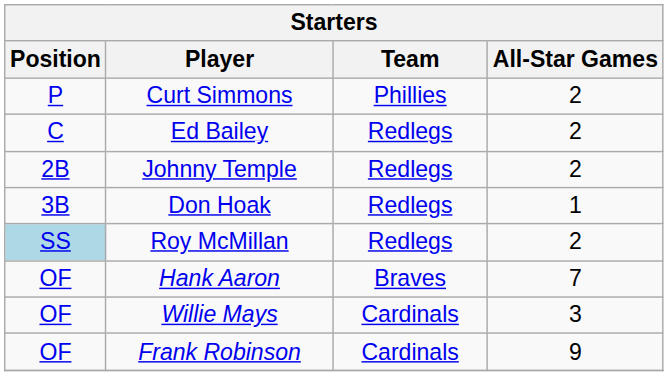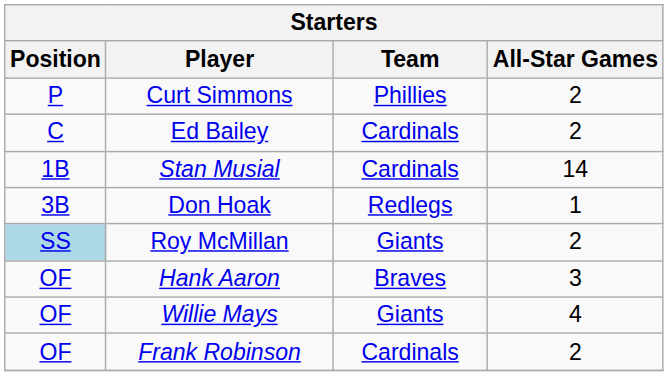(410, 132) Redlegs -> (410, 132) Cardinals
+ row: (220, 168)
- row: (220, 168)
(410, 242) Redlegs -> (410, 242) Giants
(575, 278) 7 -> (575, 278) 3
(410, 315) Cardinals -> (410, 315) Giants
(575, 315) 3 -> (575, 315) 4
(575, 351) 9 -> (575, 351) 2
